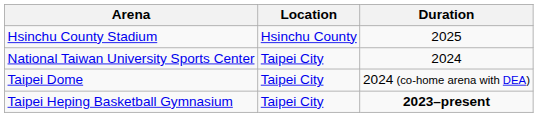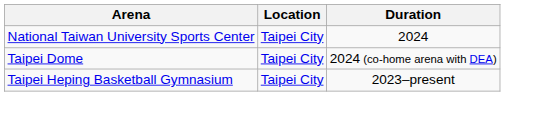- row: (82, 36)
(446, 101) bold -> (413, 79) normal
